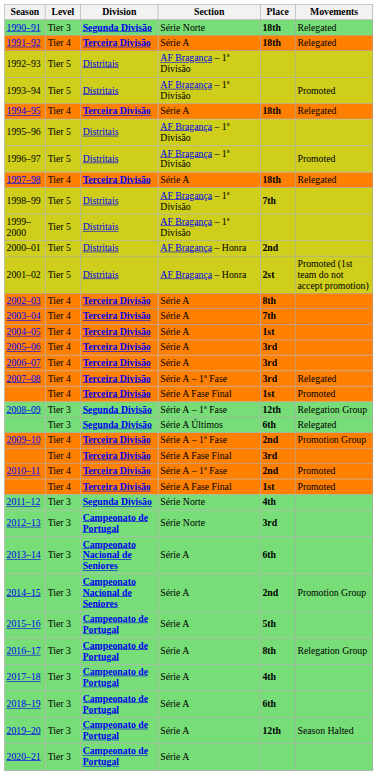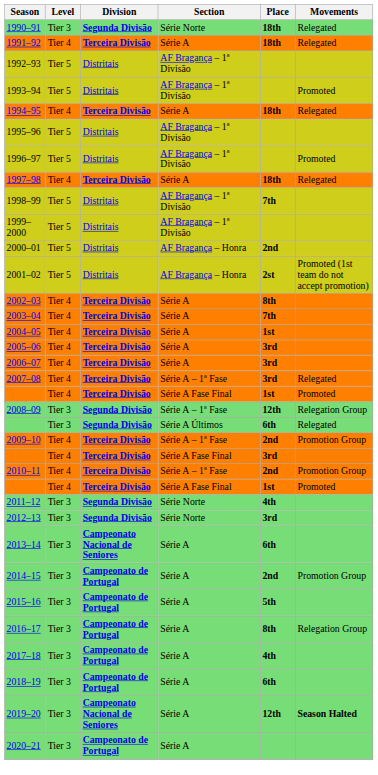(316, 471) Promoted -> (332, 471) Promotion Group
(115, 523) Campeonato de Portugal -> (117, 518) Segunda Divisão
(109, 592) Campeonato Nacional de Seniores -> (115, 576) Campeonato de Portugal
(115, 730) Campeonato de Portugal -> (109, 714) Campeonato Nacional de Seniores
(326, 730) normal -> (327, 714) bold
